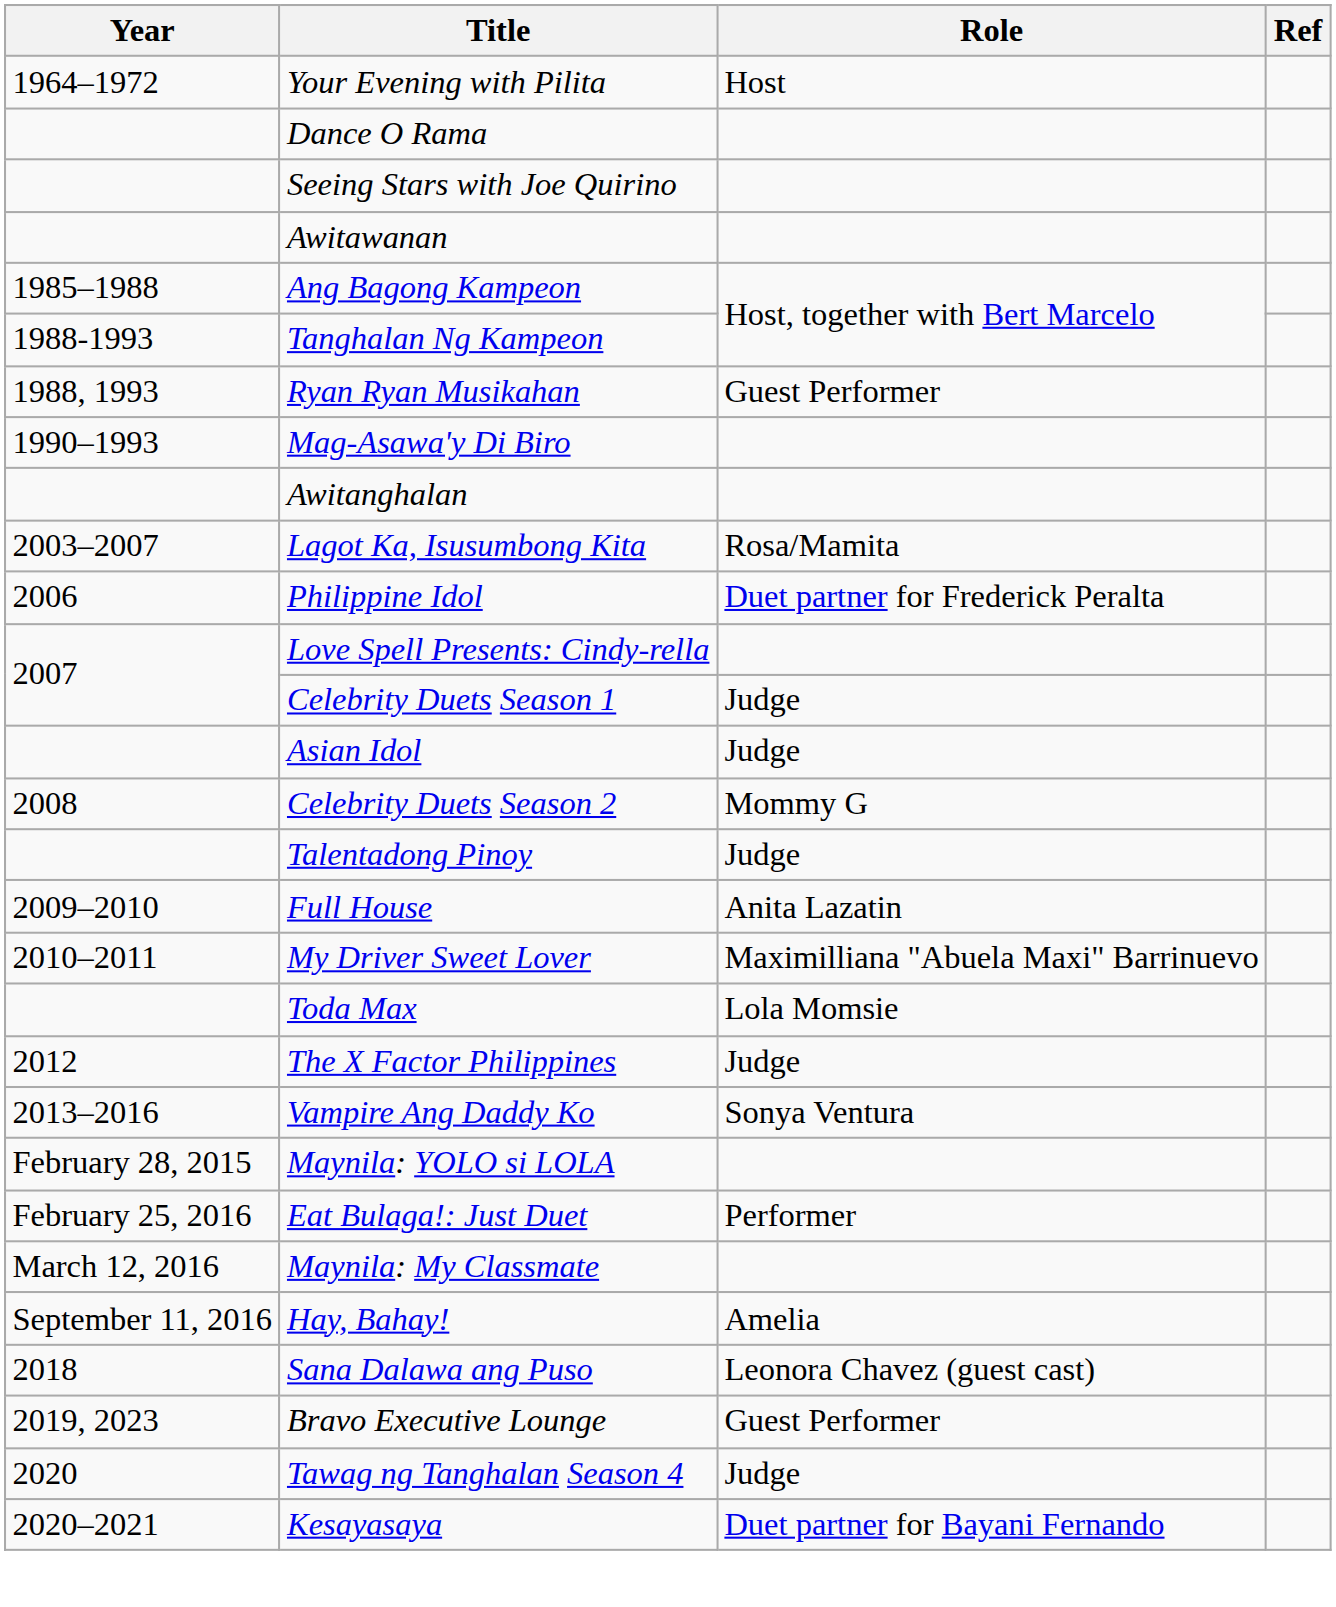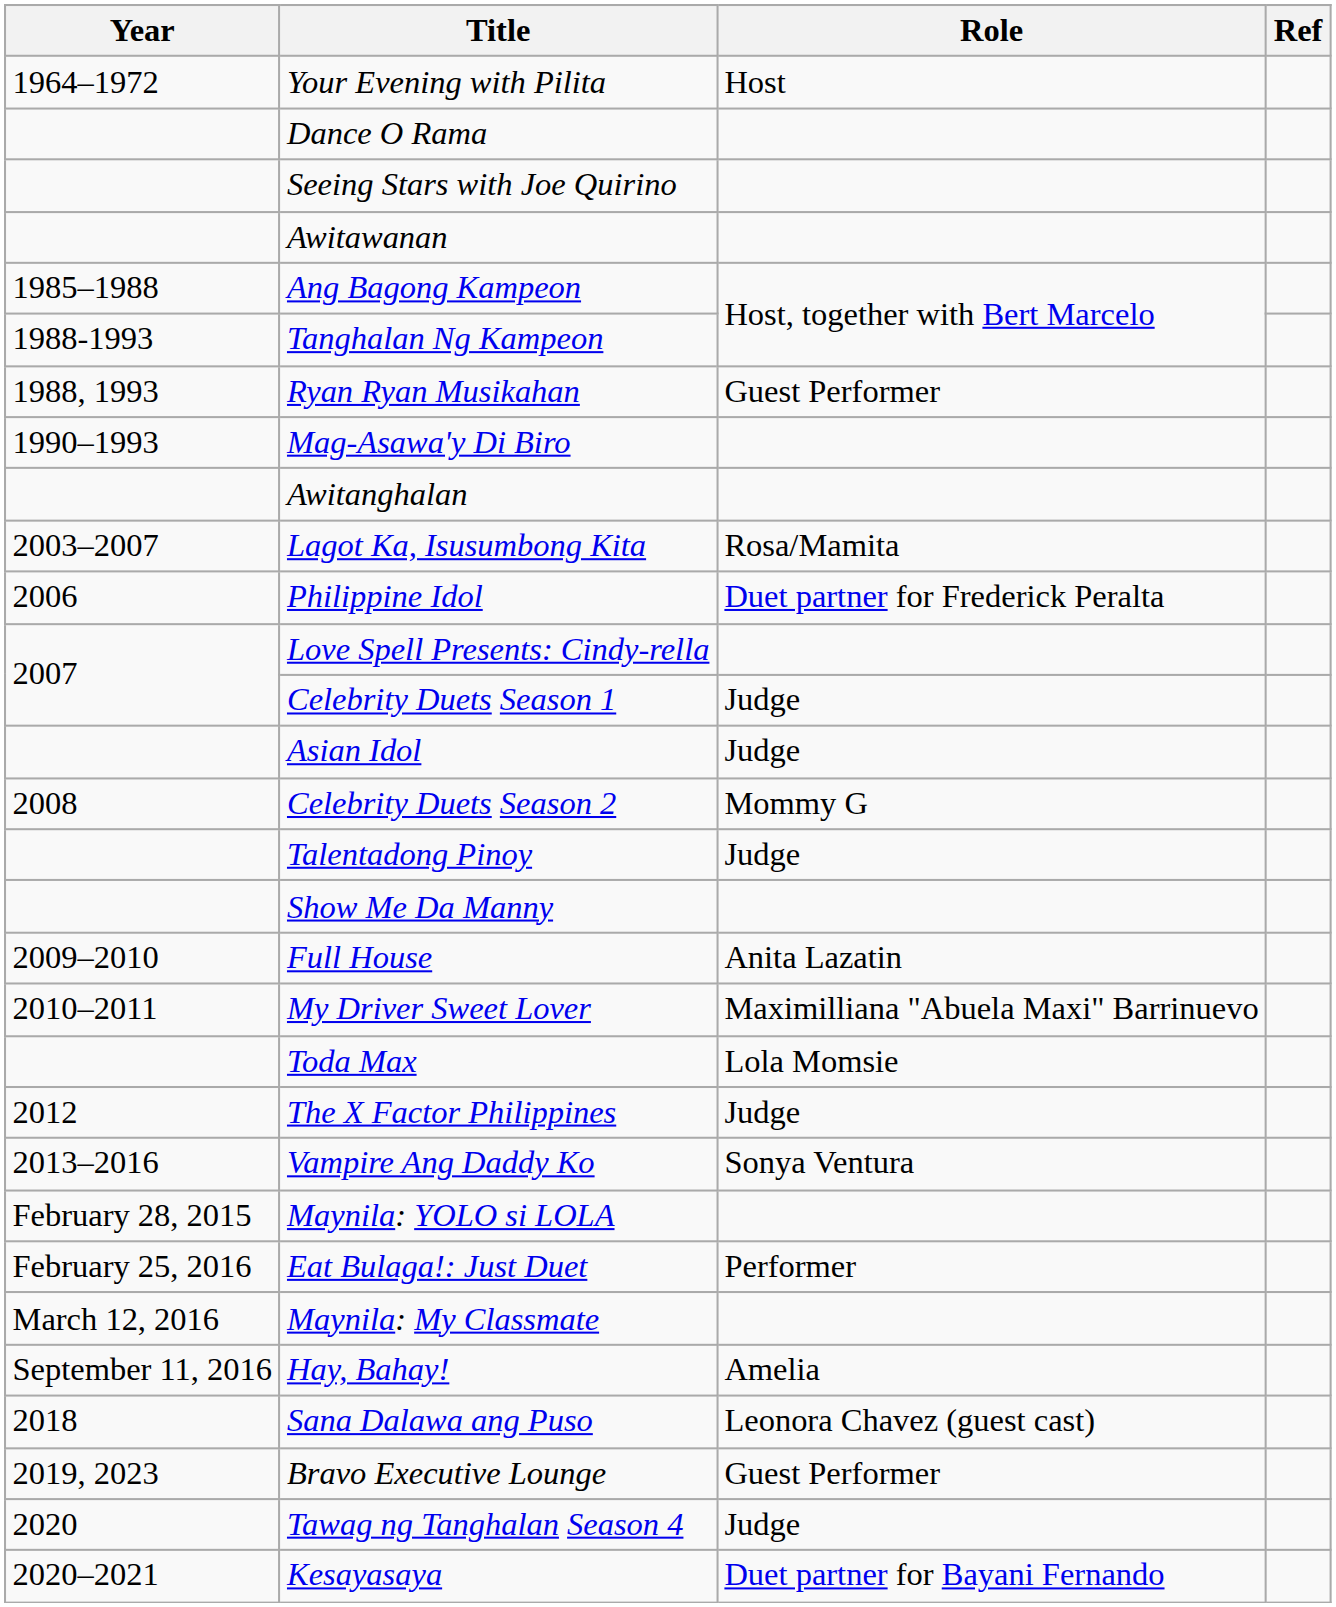+ row: (420, 905)
